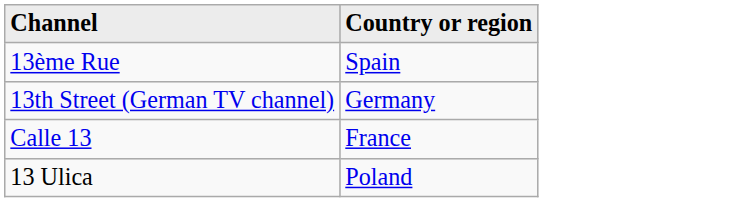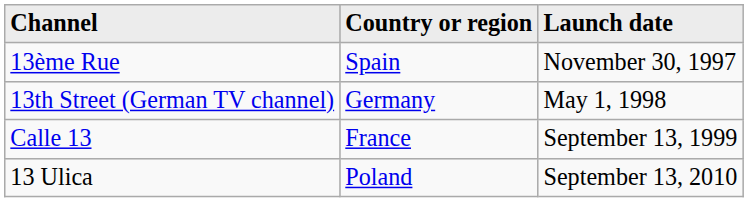+ column: (608, 23)
